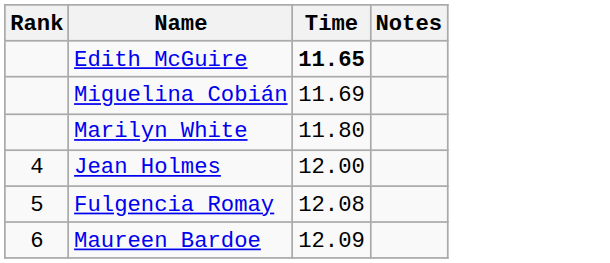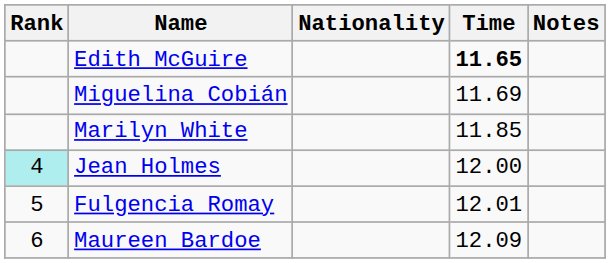+ column: (372, 23)
(332, 132) 11.80 -> (489, 132) 11.85
(37, 168) no background -> (37, 168) paleturquoise background
(332, 204) 12.08 -> (489, 204) 12.01
